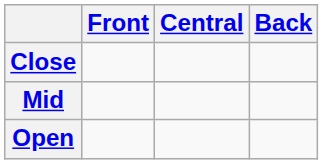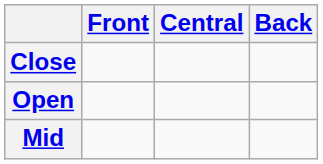rows swapped: (43, 100) <-> (43, 138)
